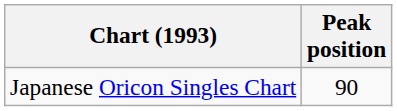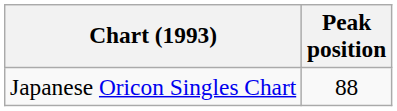(347, 86) 90 -> (347, 86) 88
